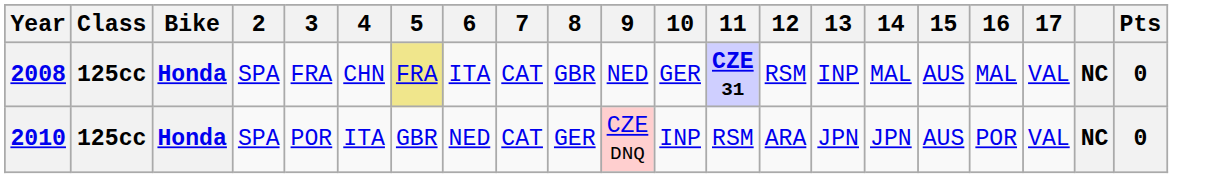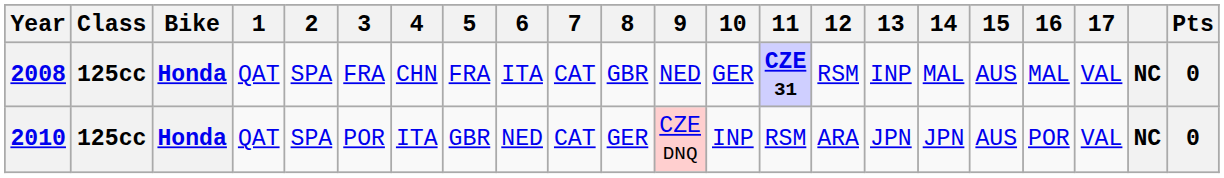+ column: (259, 24)
(417, 75) khaki background -> (469, 75) no background
